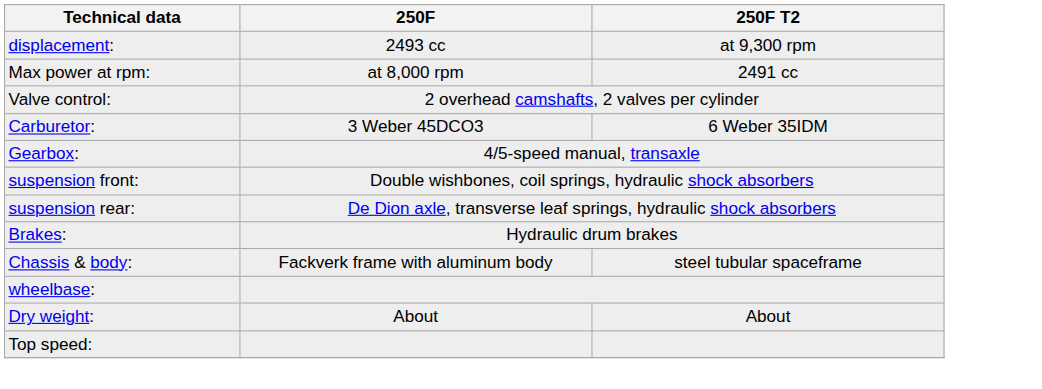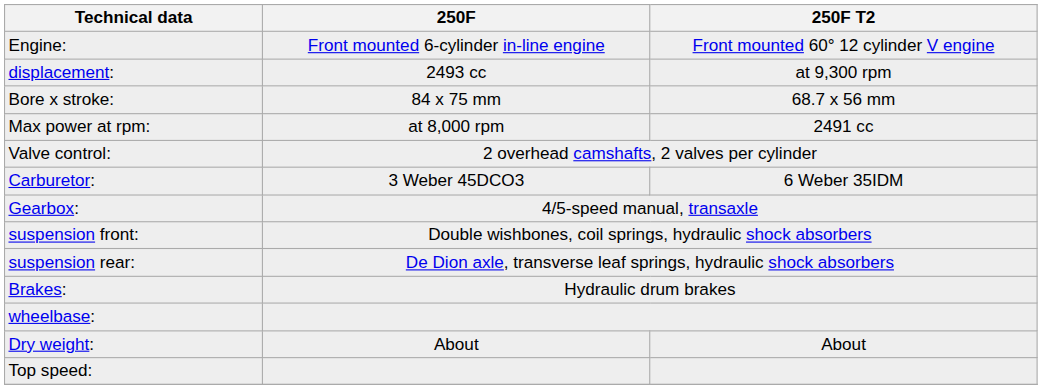+ row: (40, 45)
+ row: (64, 99)
- row: (73, 262)
